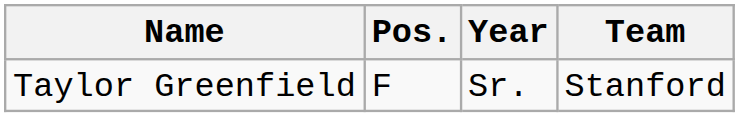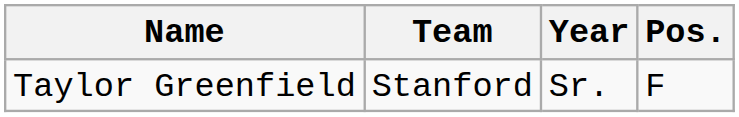columns swapped: (412, 32) <-> (645, 32)
